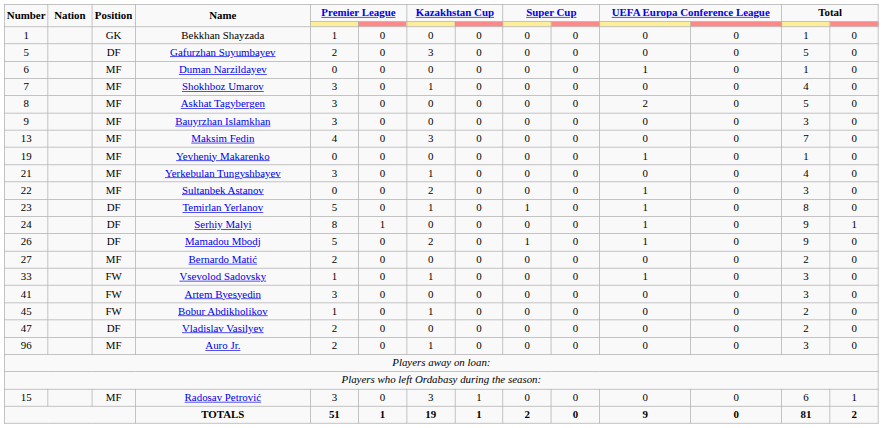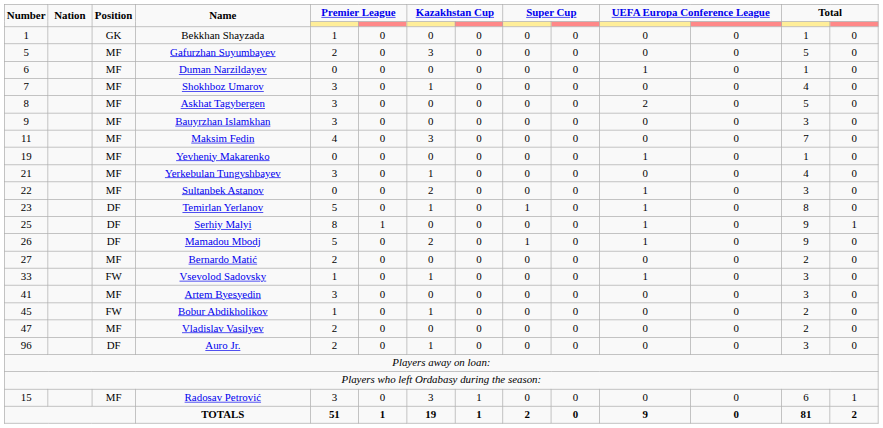(114, 52) DF -> (114, 52) MF
(26, 138) 13 -> (26, 138) 11
(26, 225) 24 -> (26, 225) 25
(114, 294) FW -> (114, 294) MF
(114, 328) DF -> (114, 328) MF
(114, 345) MF -> (114, 345) DF
